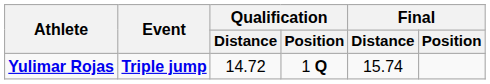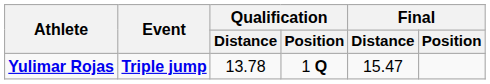(246, 67) 14.72 -> (246, 67) 13.78
(383, 67) 15.74 -> (383, 67) 15.47
